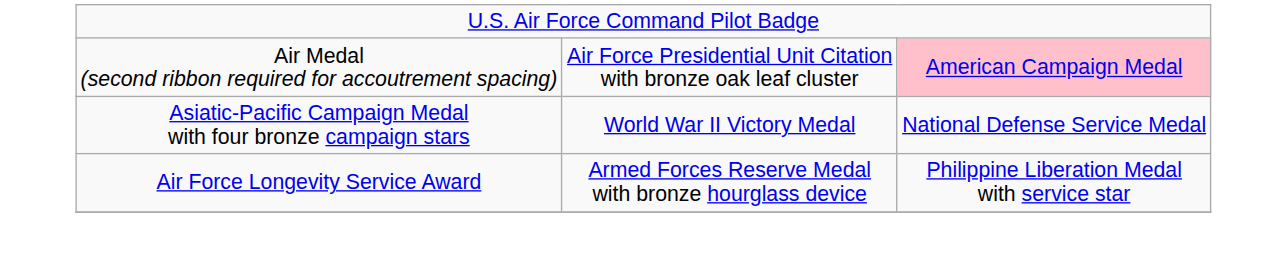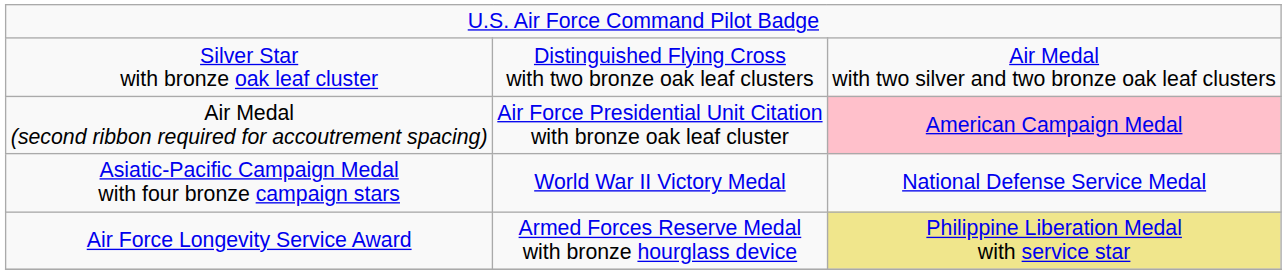+ row: (249, 67)
(1054, 182) no background -> (1054, 240) khaki background
